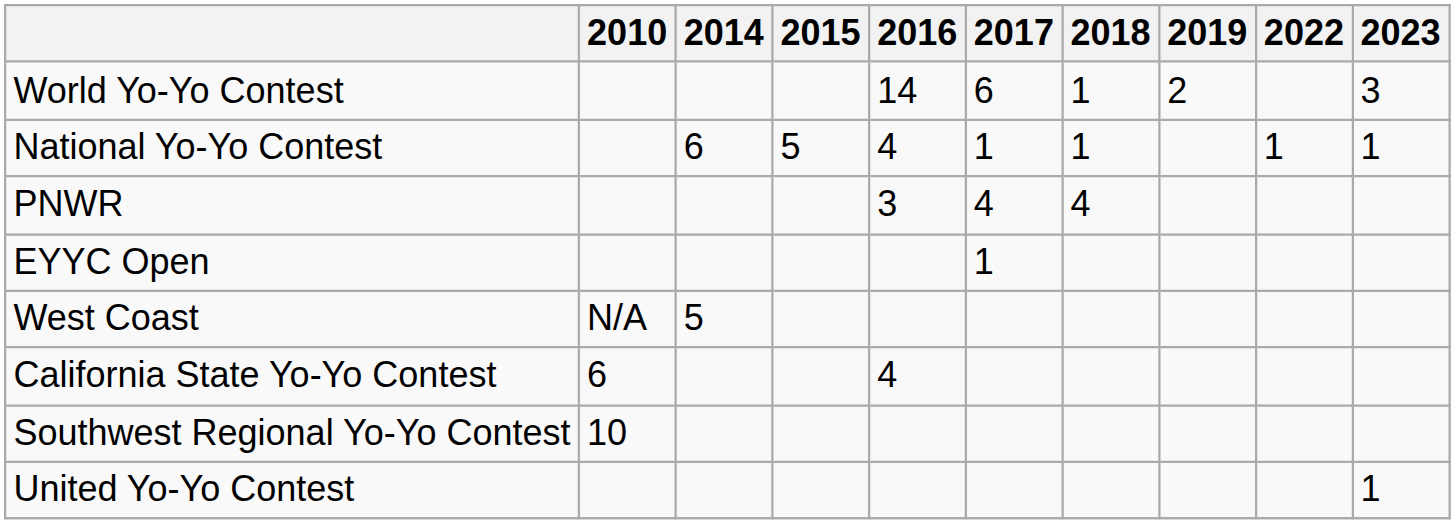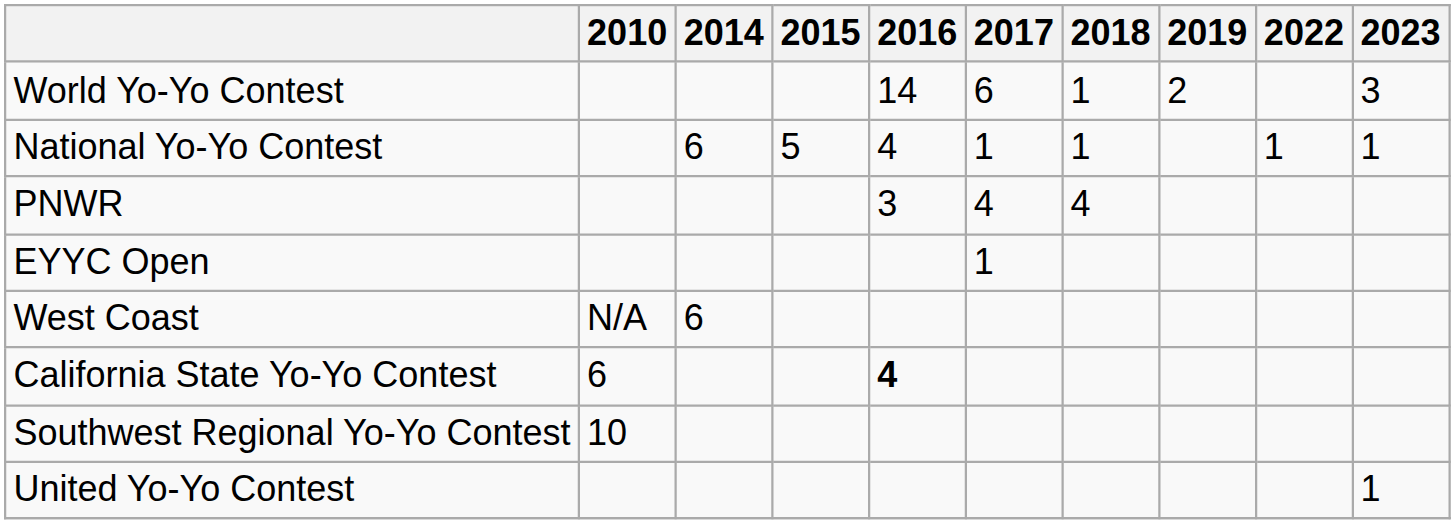(694, 318) 5 -> (694, 318) 6
(887, 375) normal -> (887, 375) bold
